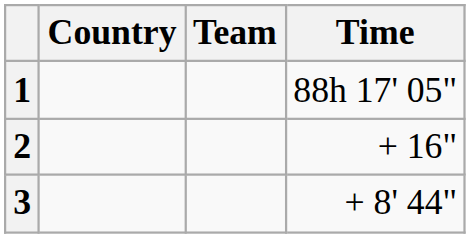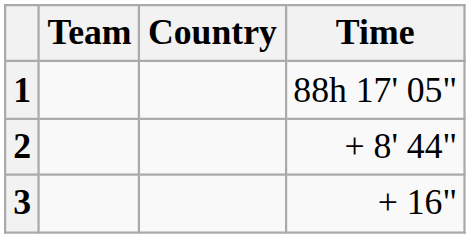columns swapped: (235, 32) <-> (112, 32)
(417, 145) + 16" -> (401, 145) + 8' 44"
(401, 202) + 8' 44" -> (417, 202) + 16"
